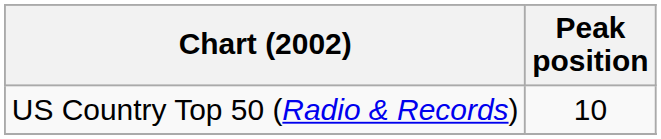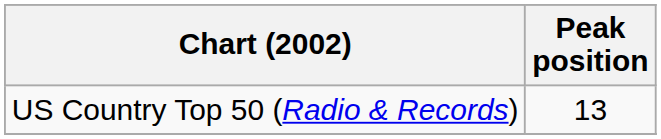(590, 109) 10 -> (590, 109) 13
